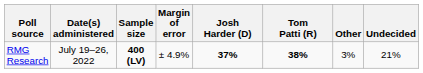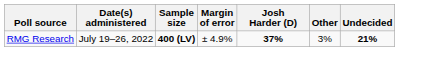- column: (298, 29)
(391, 55) normal -> (367, 39) bold
